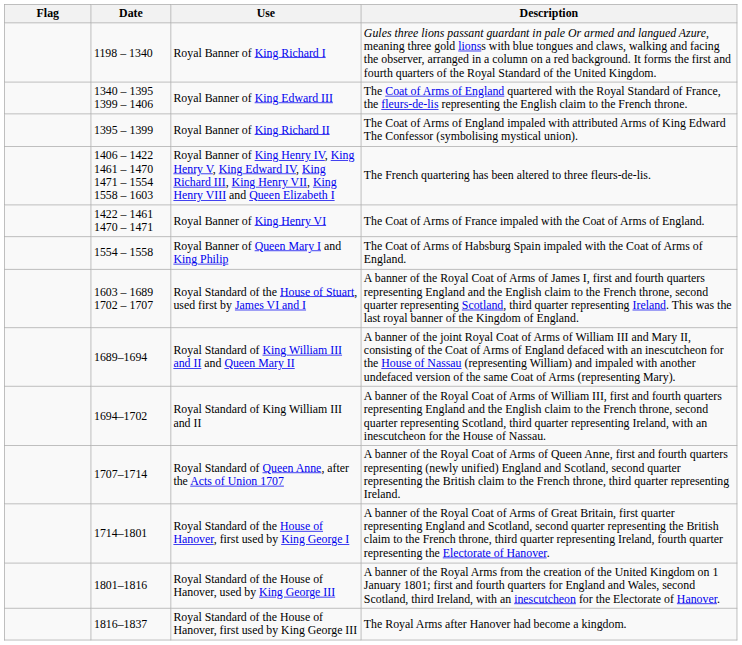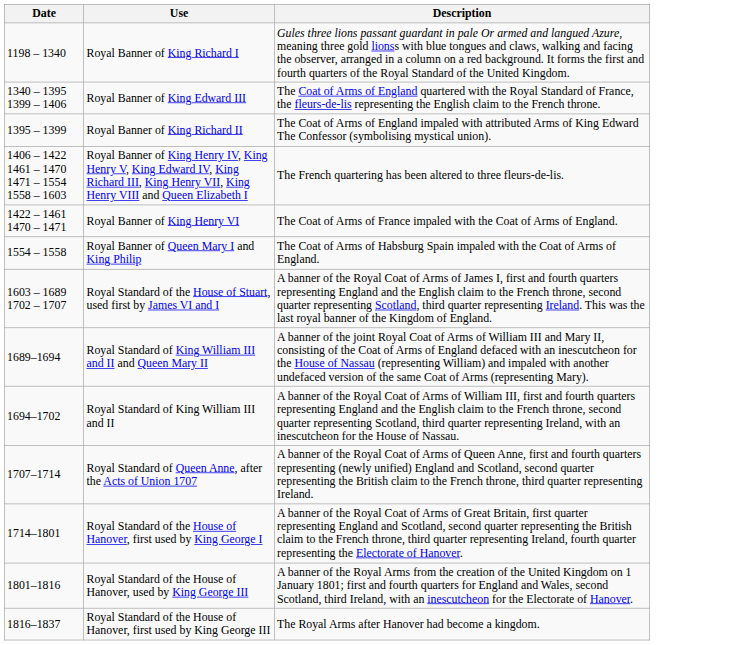- column: (48, 13)
